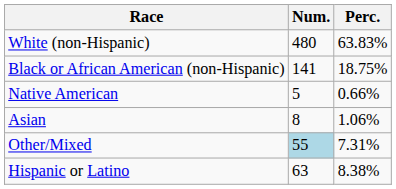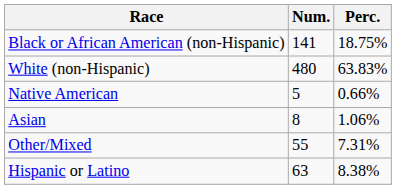rows swapped: (79, 42) <-> (146, 68)
(300, 145) lightblue background -> (300, 145) no background
